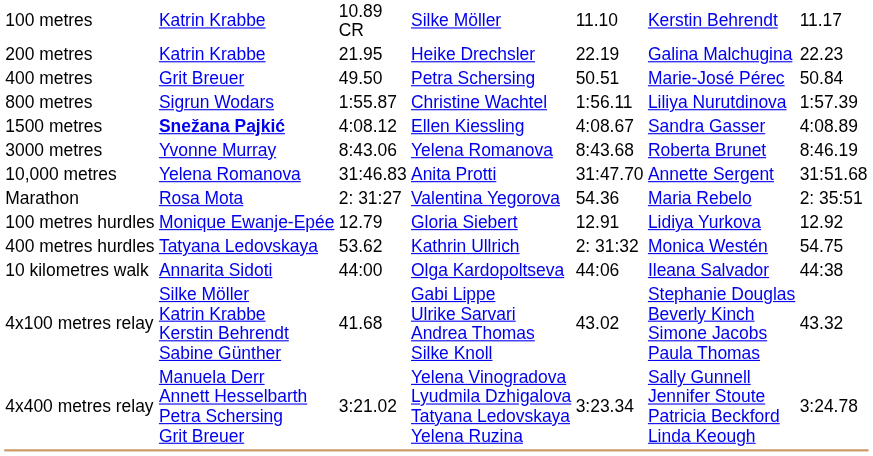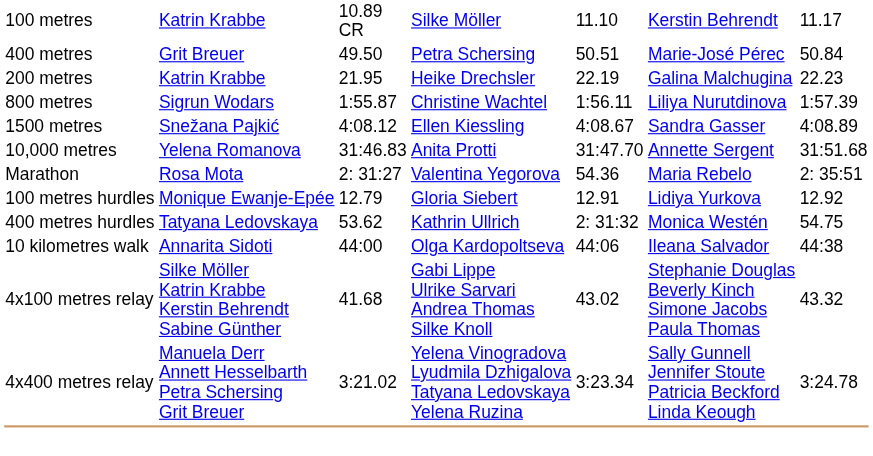rows swapped: (49, 54) <-> (49, 78)
(222, 126) bold -> (219, 126) normal
- row: (54, 150)
